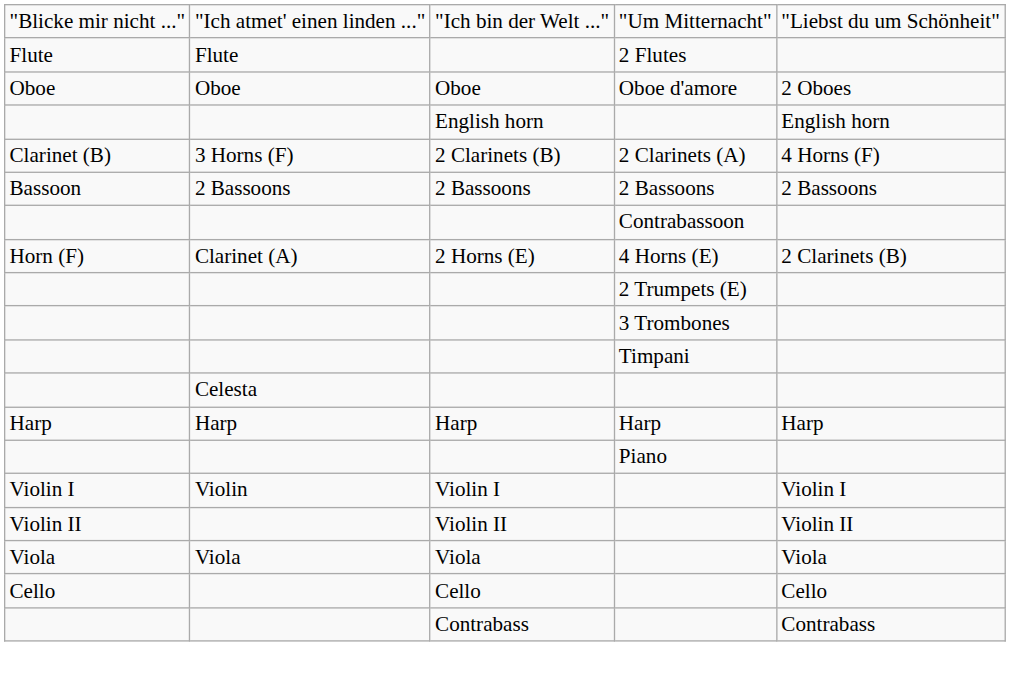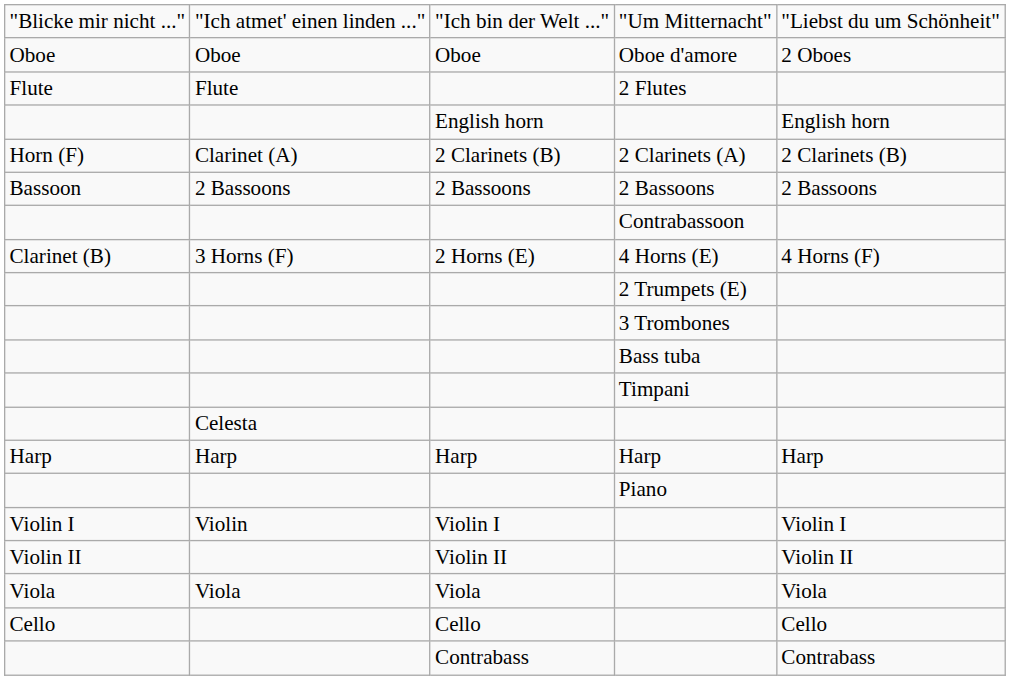rows swapped: (522, 55) <-> (458, 88)
(60, 155) Clarinet (B) -> (47, 155) Horn (F)
(244, 155) 3 Horns (F) -> (246, 155) Clarinet (A)
(831, 155) 4 Horns (F) -> (844, 155) 2 Clarinets (B)
(47, 255) Horn (F) -> (60, 255) Clarinet (B)
(246, 255) Clarinet (A) -> (244, 255) 3 Horns (F)
(844, 255) 2 Clarinets (B) -> (831, 255) 4 Horns (F)
+ row: (522, 356)
